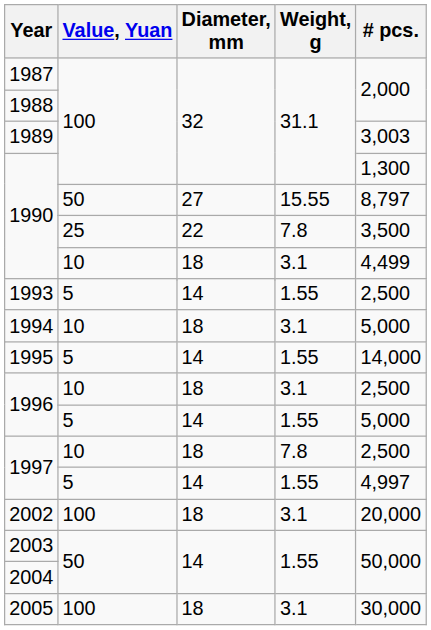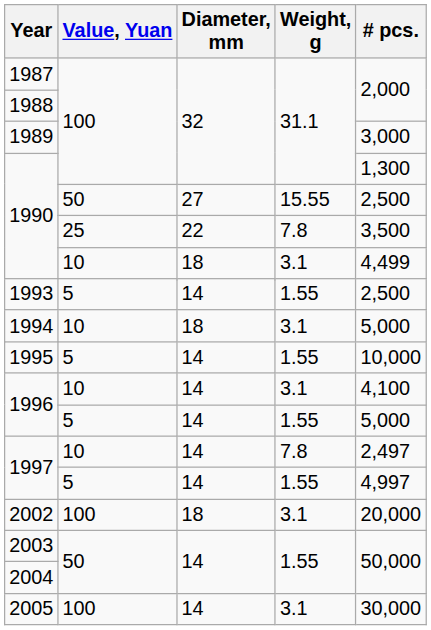(385, 136) 3,003 -> (385, 136) 3,000
(385, 199) 8,797 -> (385, 199) 2,500
(391, 357) 14,000 -> (391, 357) 10,000
(193, 388) 18 -> (193, 388) 14
(385, 388) 2,500 -> (385, 388) 4,100
(193, 451) 18 -> (193, 451) 14
(385, 451) 2,500 -> (385, 451) 2,497
(193, 608) 18 -> (193, 608) 14
